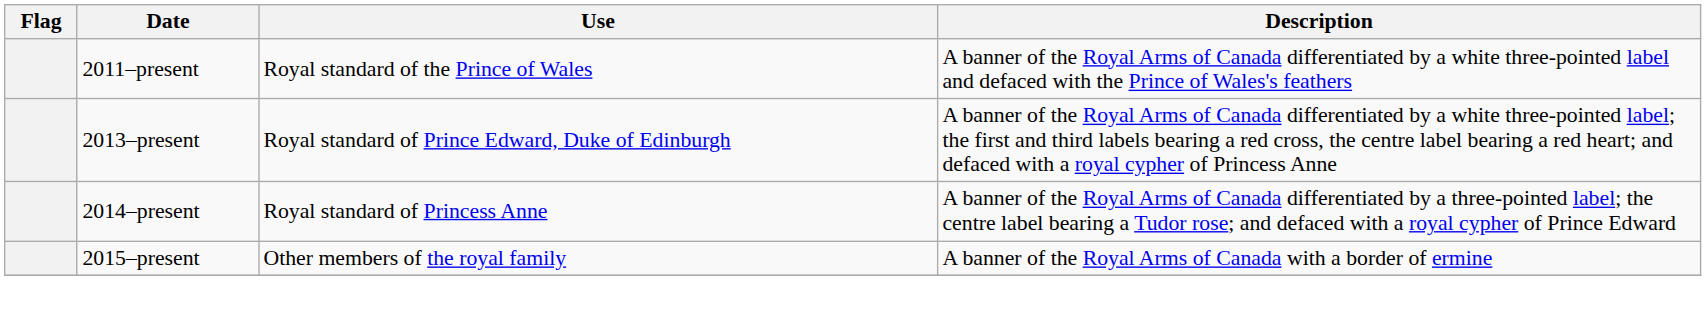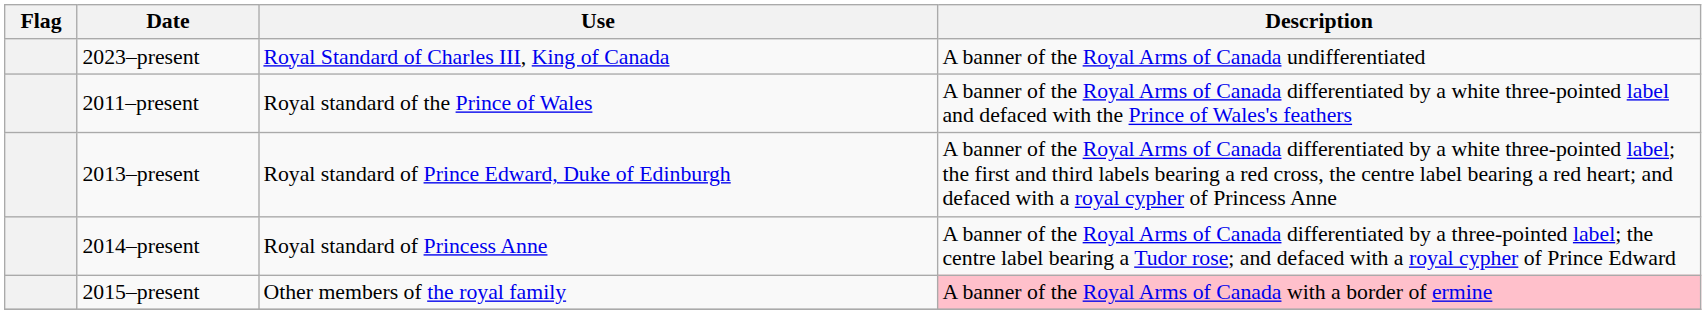+ row: (141, 56)
(1217, 257) no background -> (1217, 292) pink background
